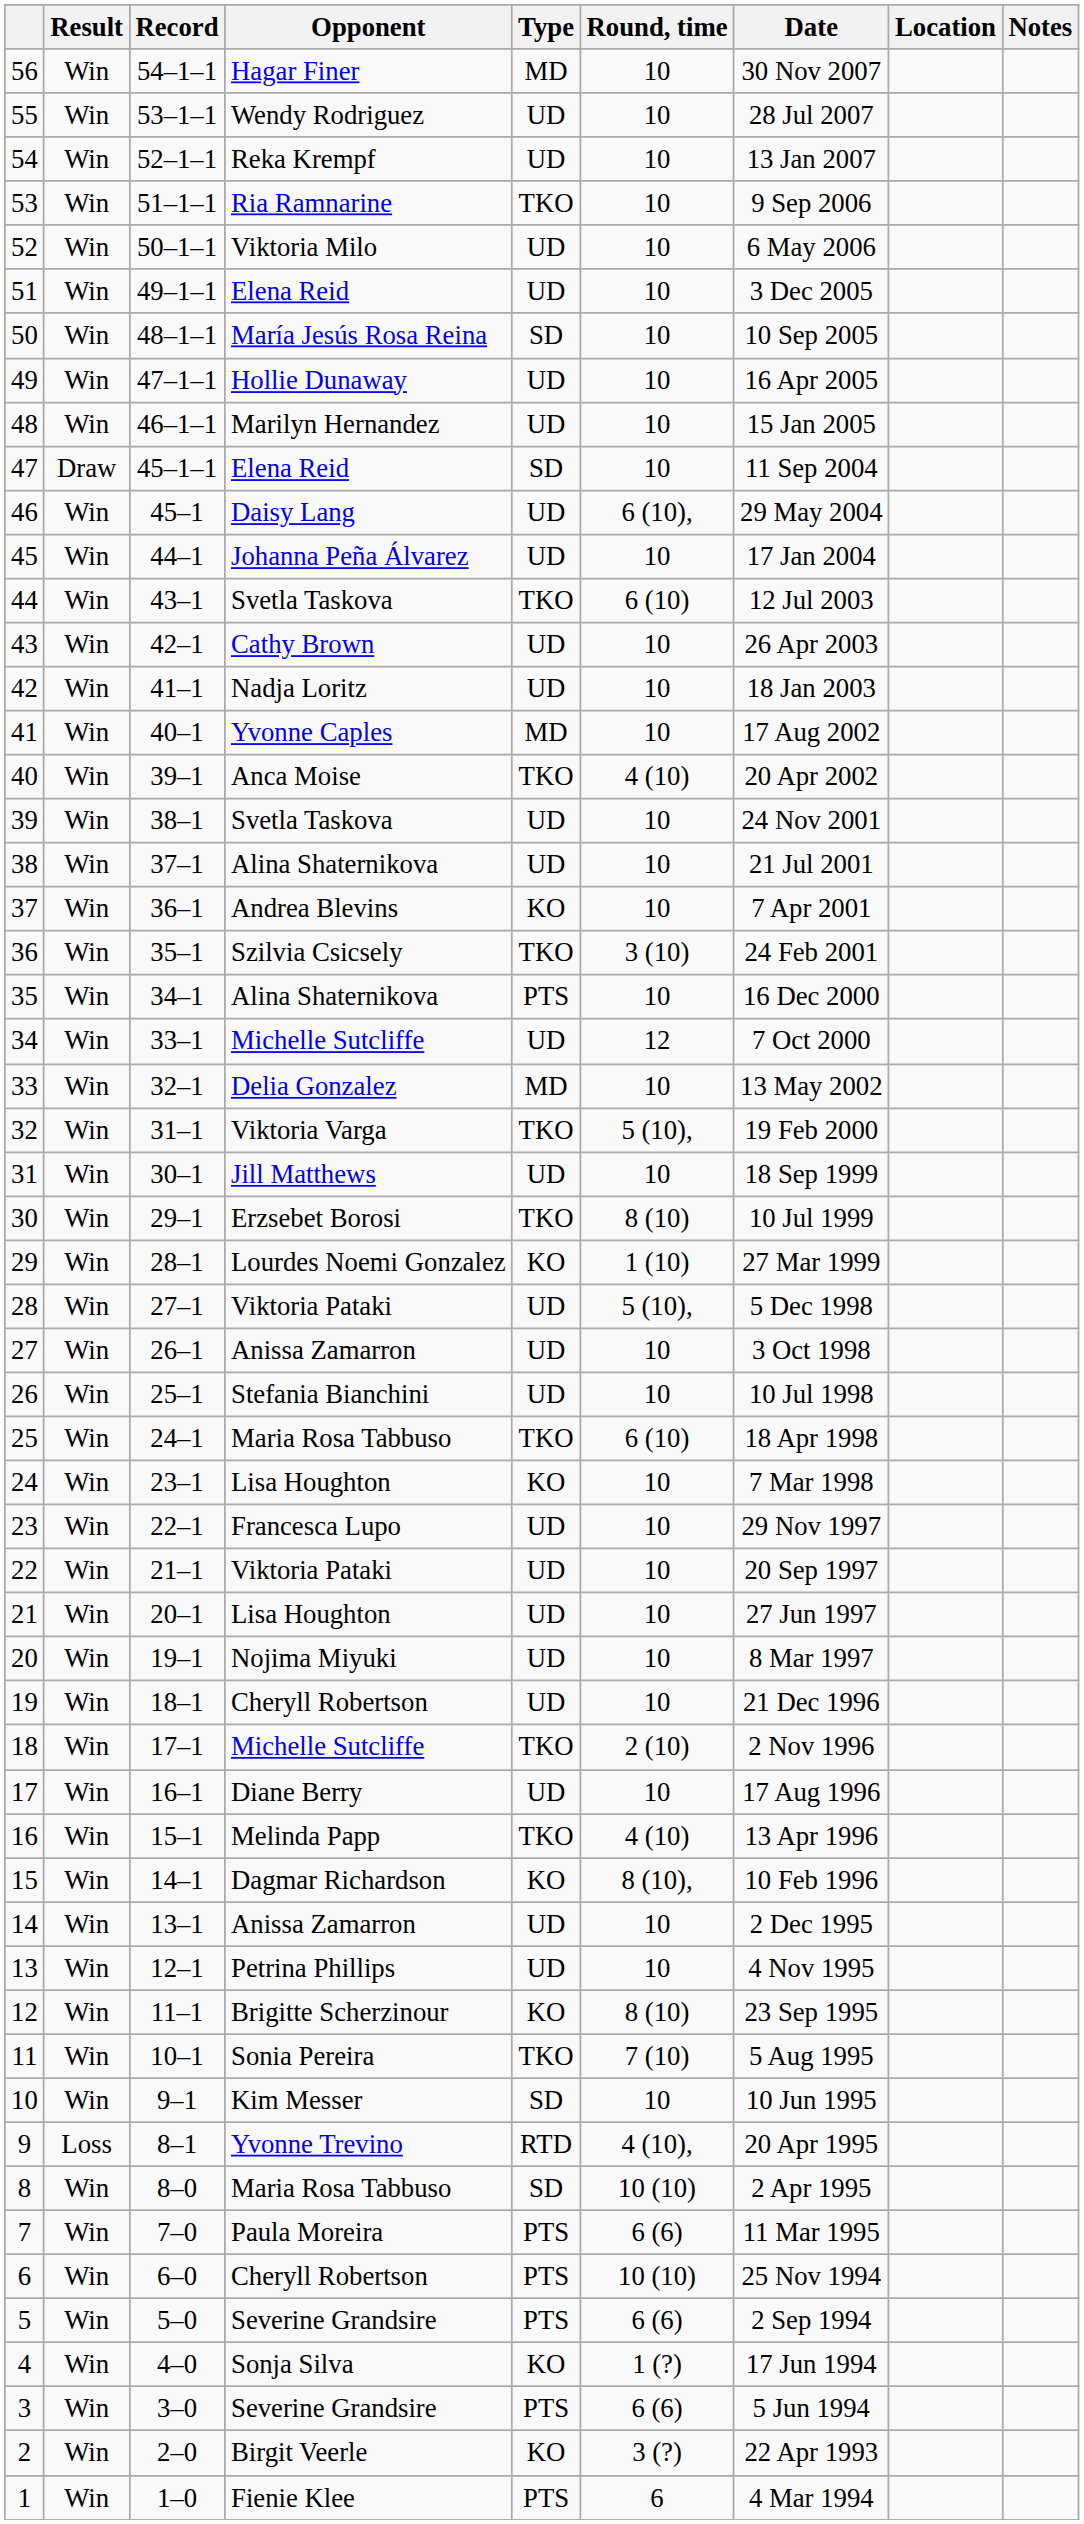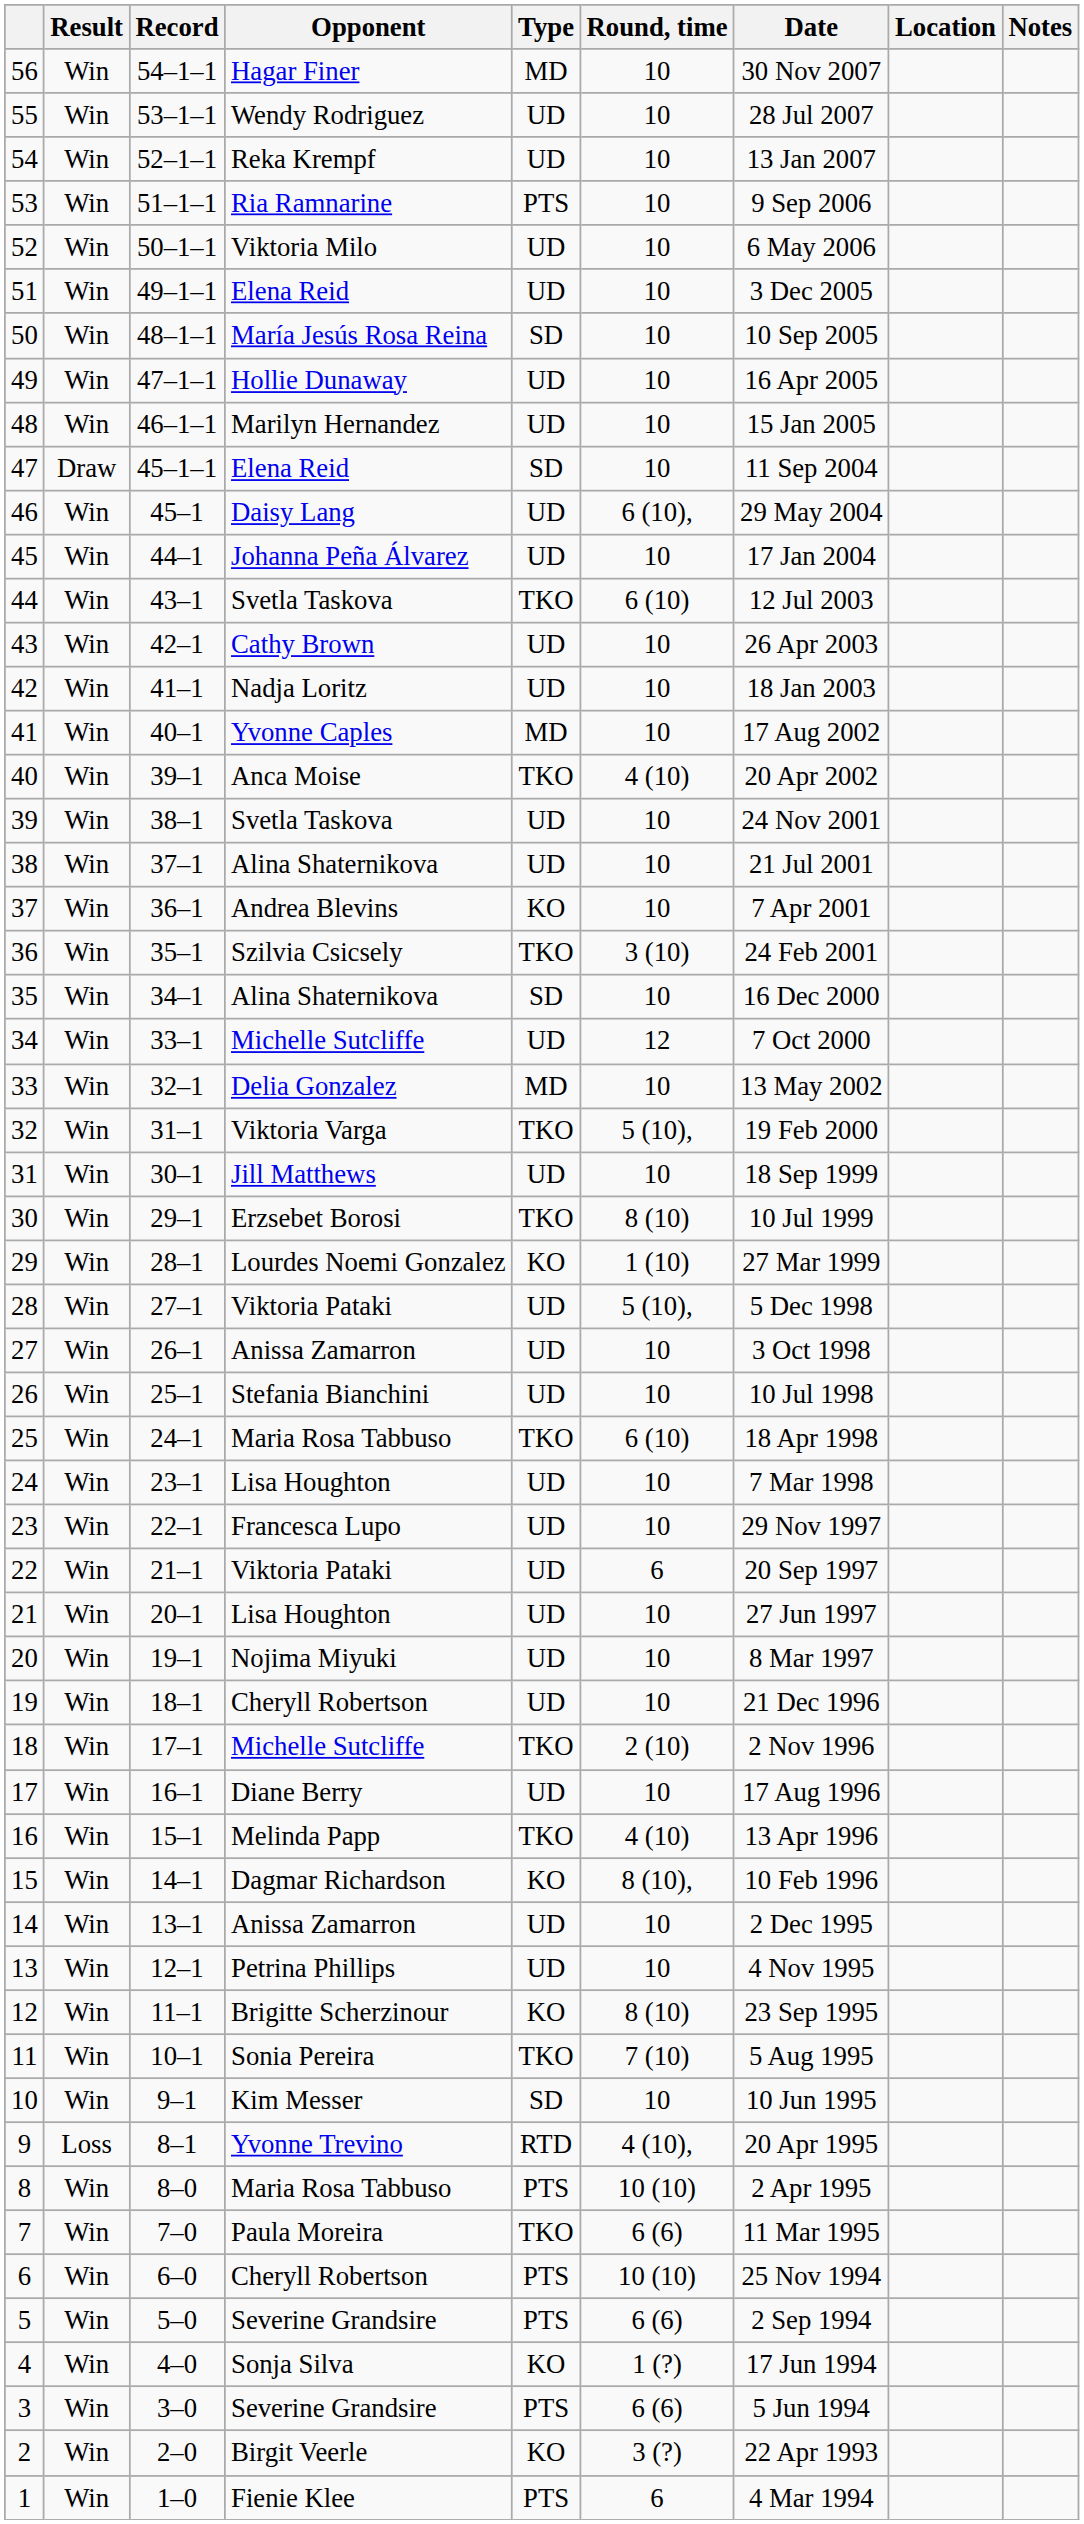(546, 203) TKO -> (546, 203) PTS
(546, 997) PTS -> (546, 997) SD
(546, 1482) KO -> (546, 1482) UD
(657, 1570) 10 -> (657, 1570) 6
(546, 2188) SD -> (546, 2188) PTS
(546, 2232) PTS -> (546, 2232) TKO
